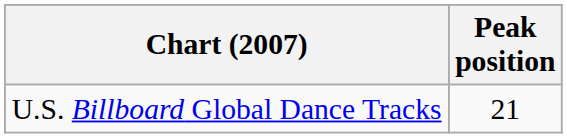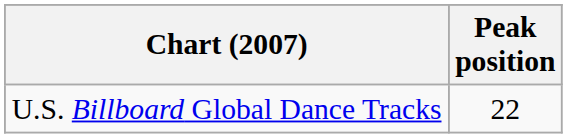(505, 108) 21 -> (505, 108) 22
